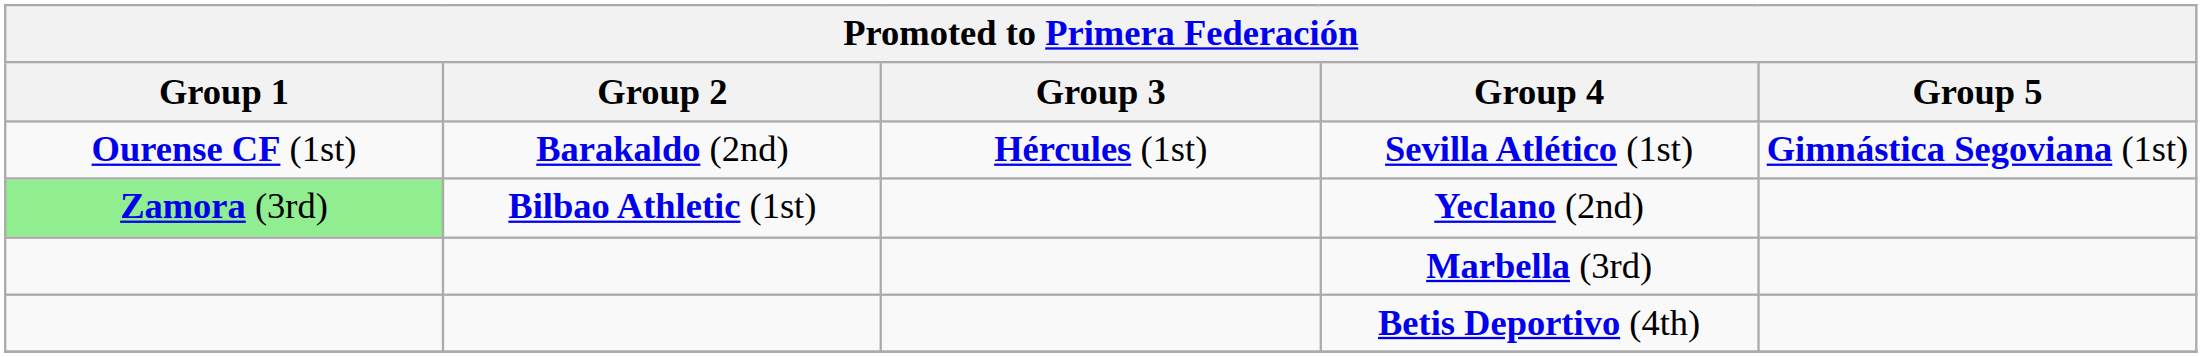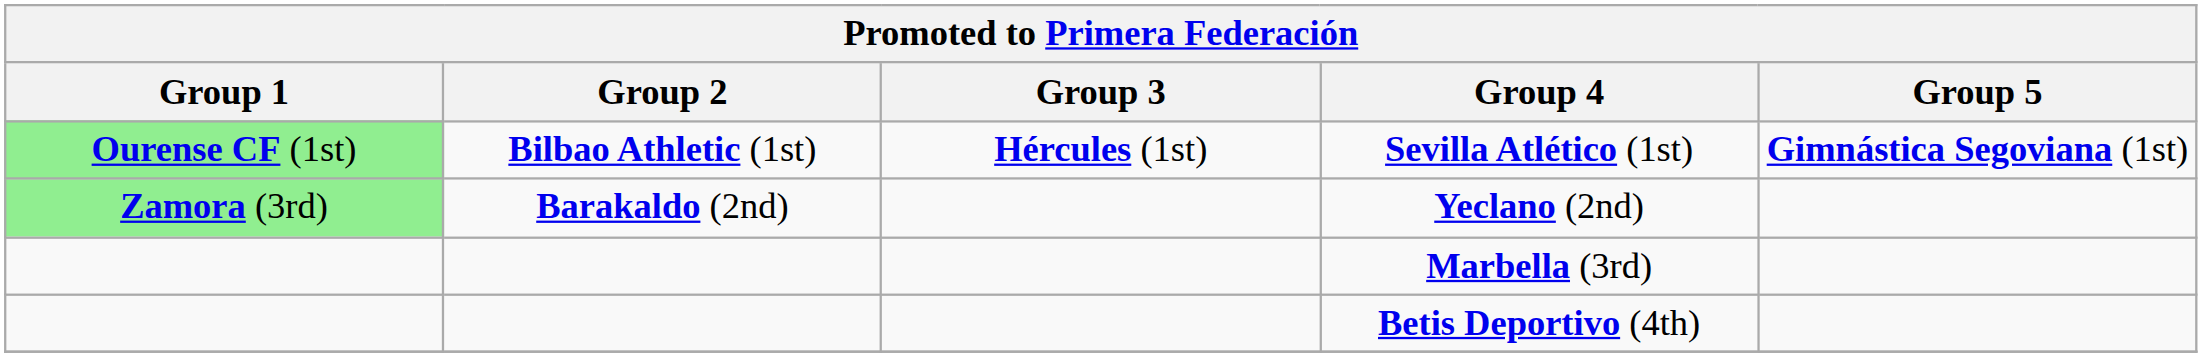(224, 149) no background -> (224, 149) lightgreen background
(662, 149) Barakaldo (2nd) -> (662, 149) Bilbao Athletic (1st)
(662, 206) Bilbao Athletic (1st) -> (662, 206) Barakaldo (2nd)
